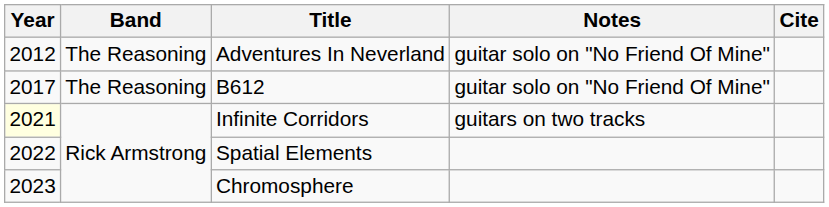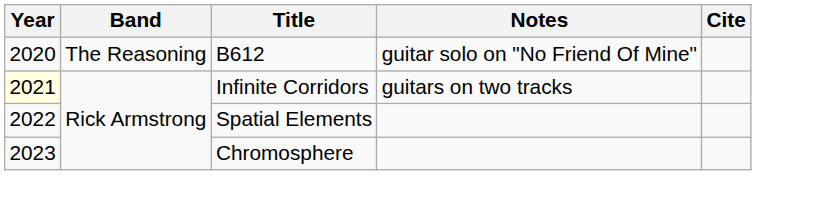- row: (330, 53)
(33, 86) 2017 -> (33, 53) 2020
